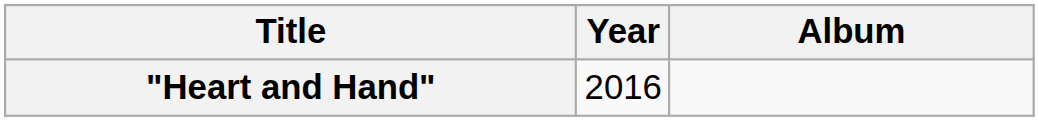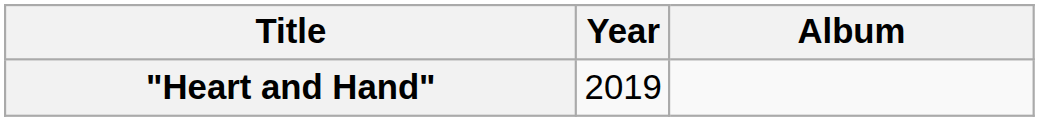(623, 87) 2016 -> (623, 87) 2019
